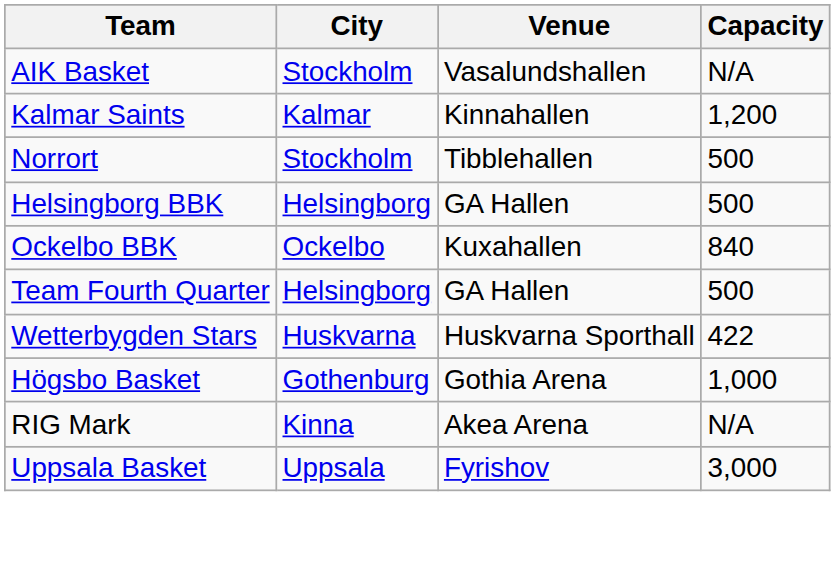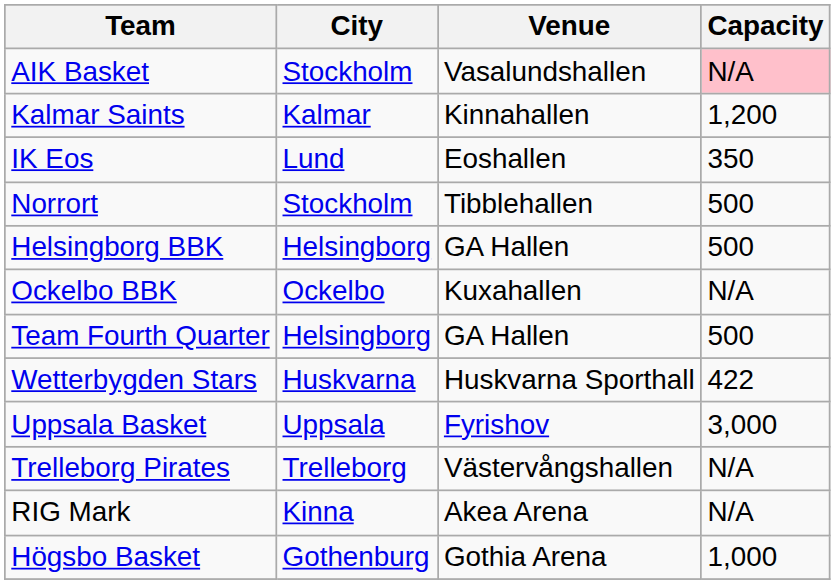(731, 70) no background -> (731, 70) pink background
+ row: (52, 159)
(731, 247) 840 -> (731, 291) N/A
rows swapped: (109, 468) <-> (106, 379)
+ row: (121, 468)
